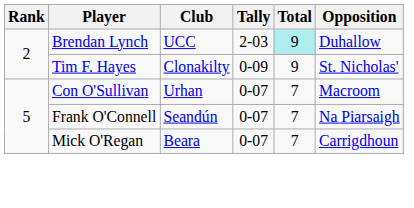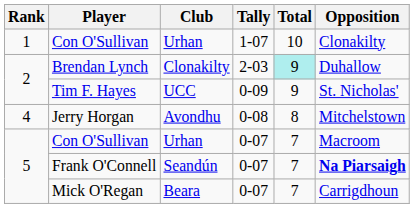+ row: (100, 41)
(180, 41) UCC -> (197, 66) Clonakilty
(197, 66) Clonakilty -> (180, 91) UCC
+ row: (93, 116)
(359, 116) normal -> (362, 166) bold
